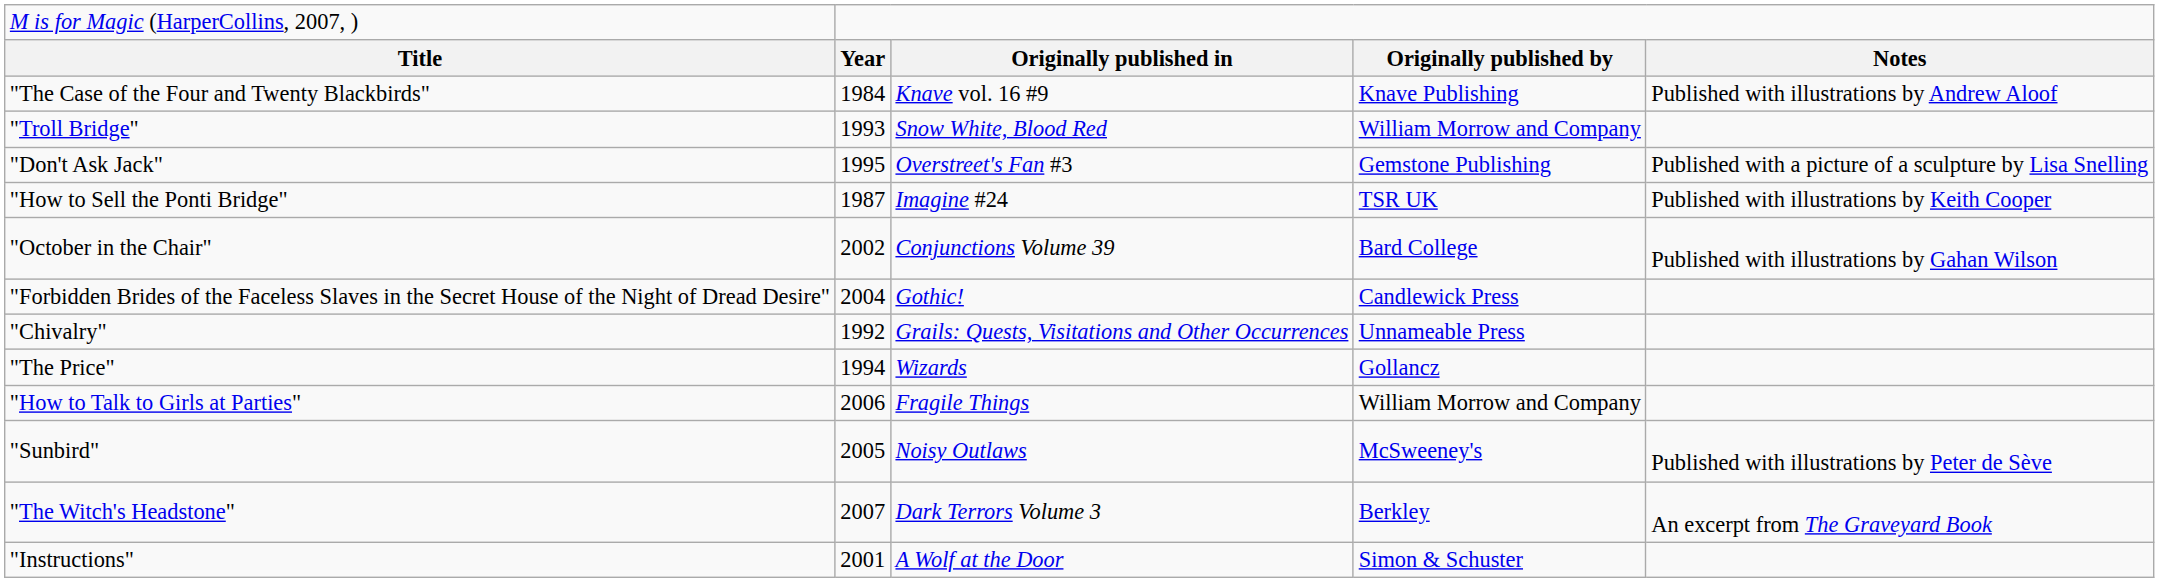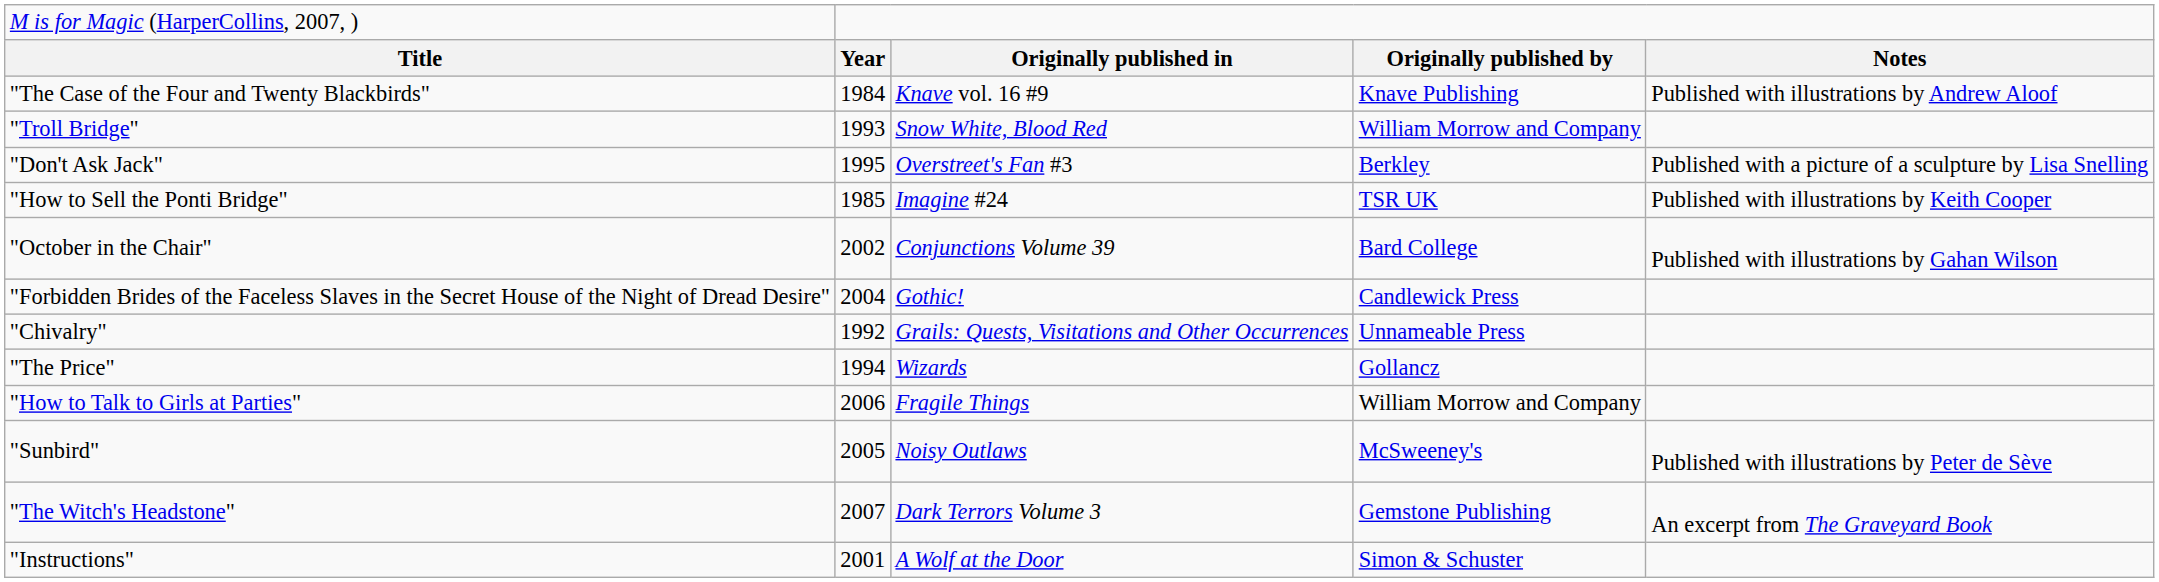(1455, 164) Gemstone Publishing -> (1394, 164) Berkley
(863, 199) 1987 -> (863, 199) 1985
(1394, 511) Berkley -> (1455, 511) Gemstone Publishing
